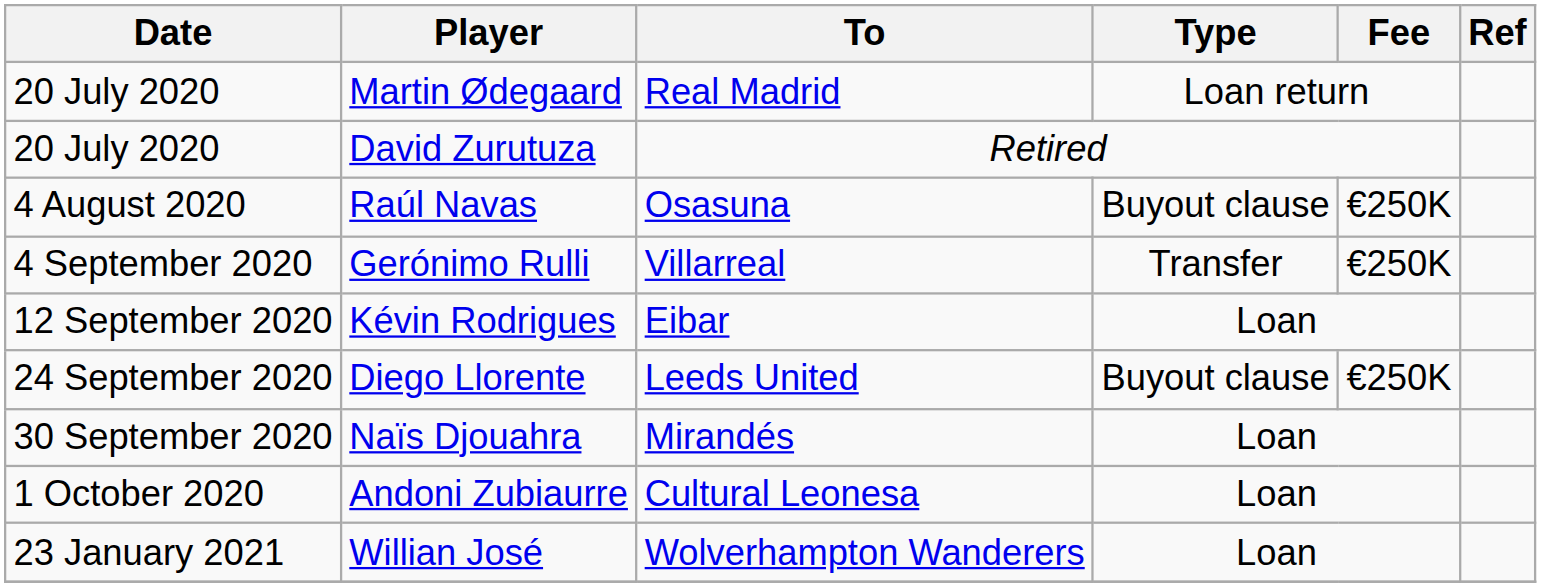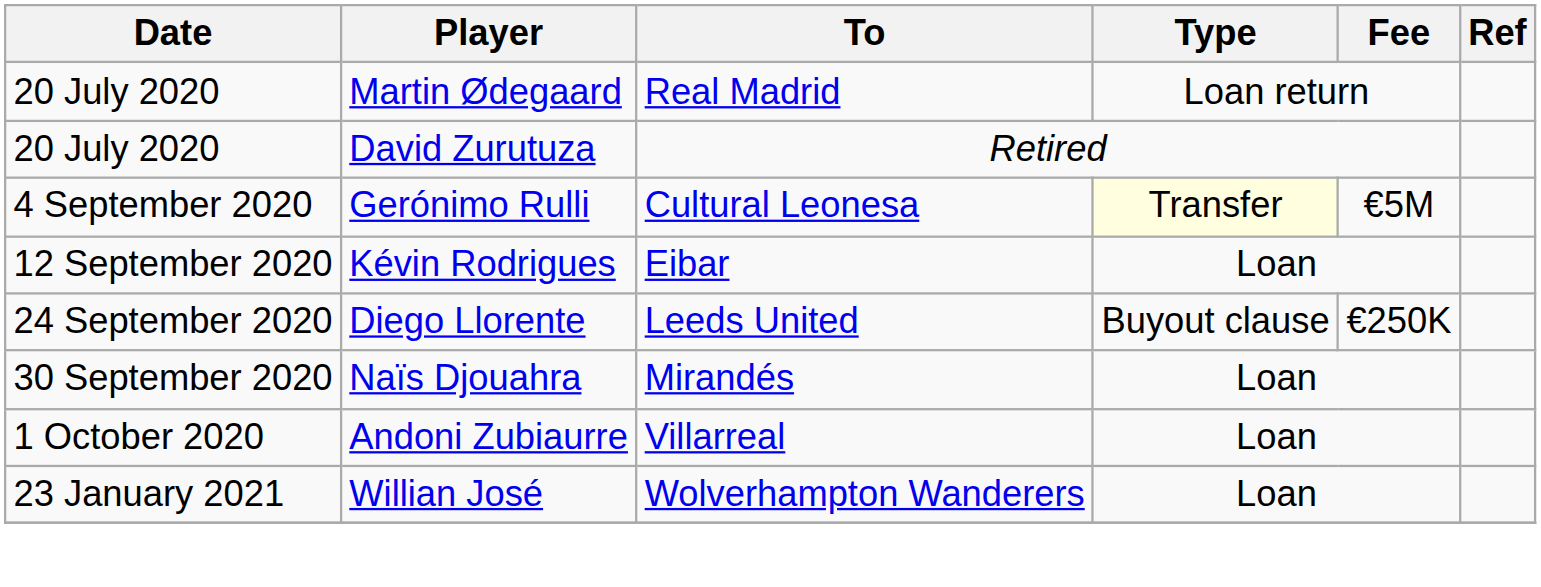- row: (443, 206)
(715, 263) Villarreal -> (782, 206) Cultural Leonesa
(1216, 263) no background -> (1216, 206) lightyellow background
(1399, 263) €250K -> (1399, 206) €5M
(782, 494) Cultural Leonesa -> (715, 436) Villarreal
